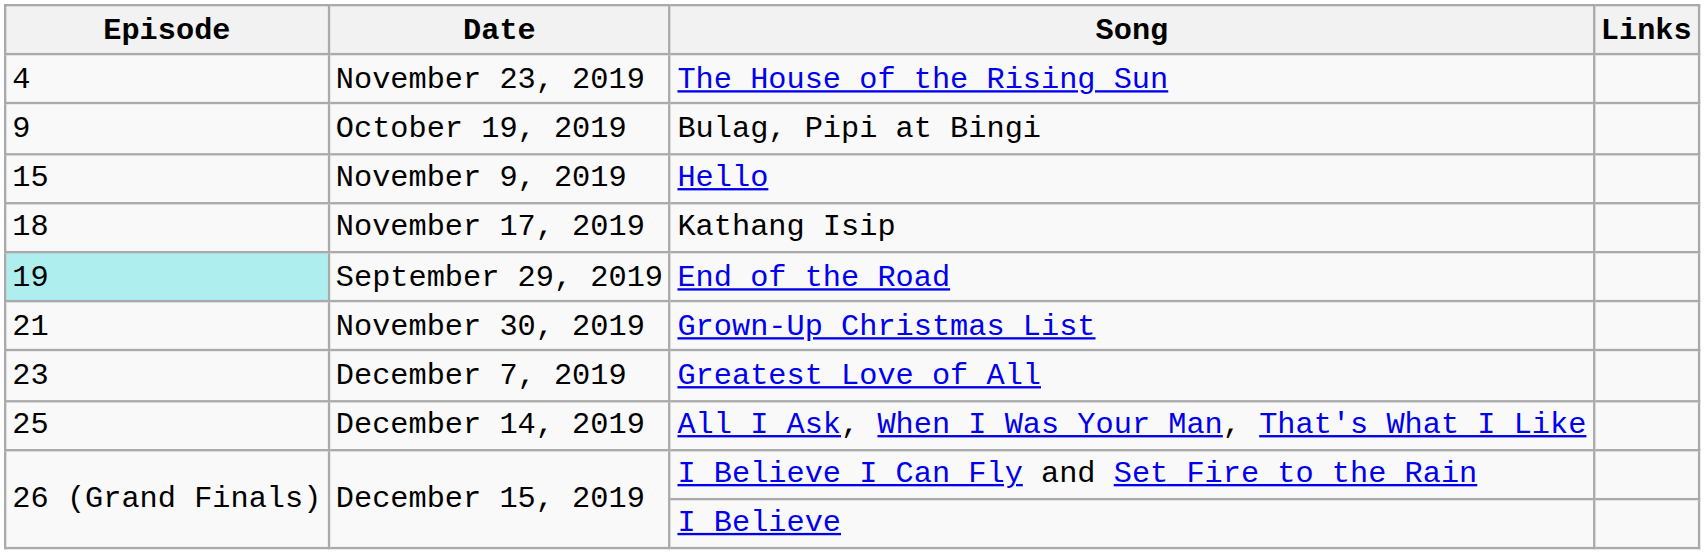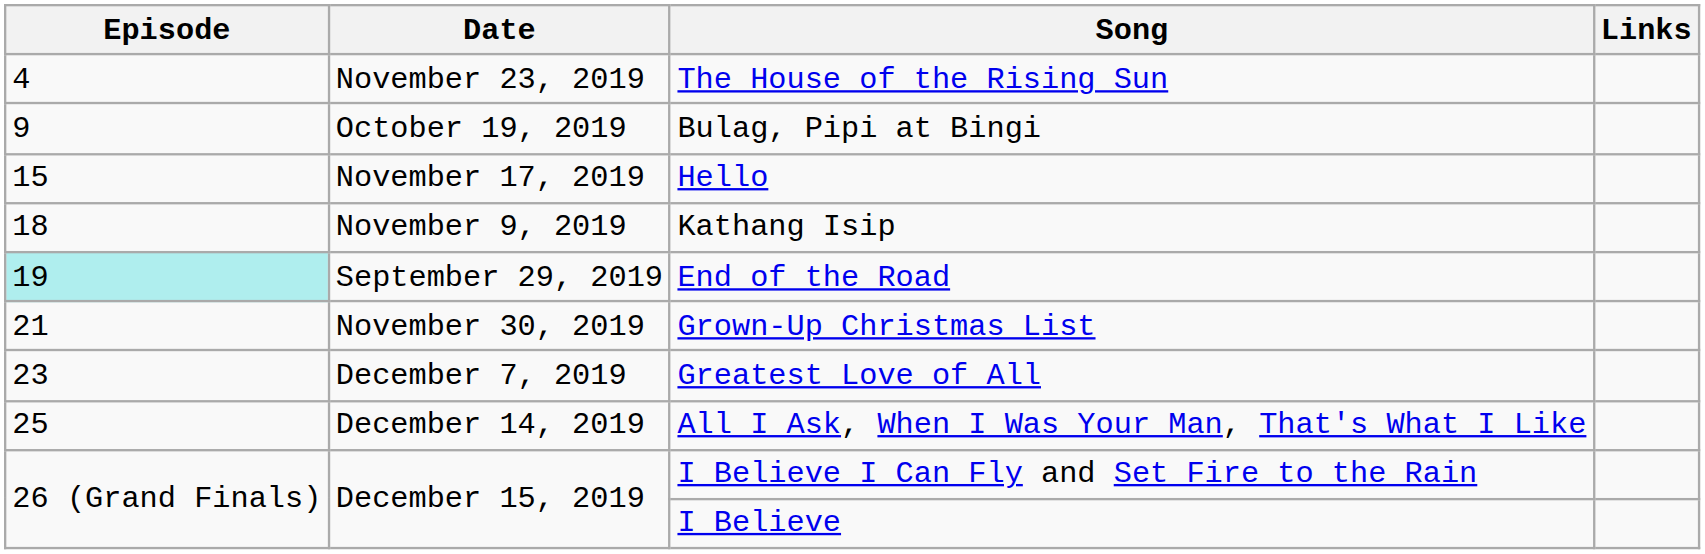(481, 178) November 9, 2019 -> (490, 178) November 17, 2019
(490, 227) November 17, 2019 -> (481, 227) November 9, 2019
